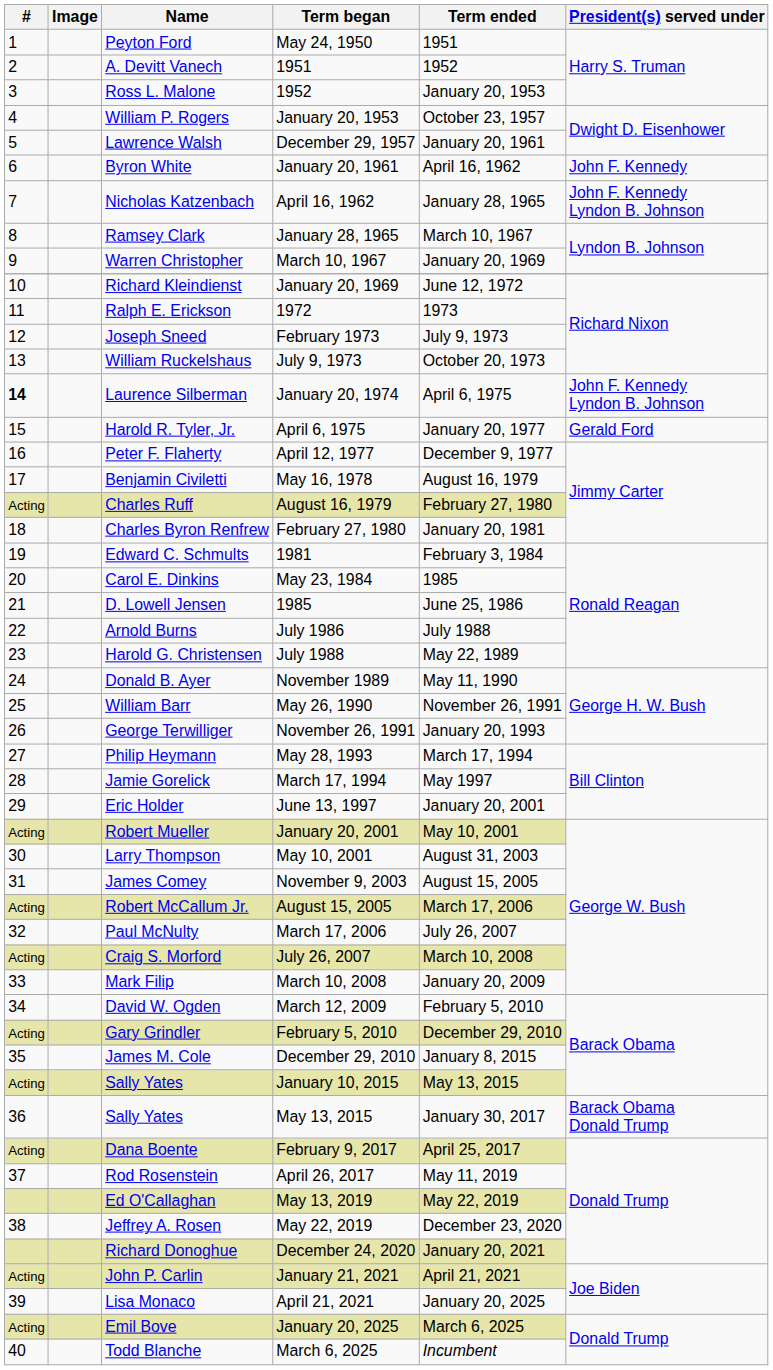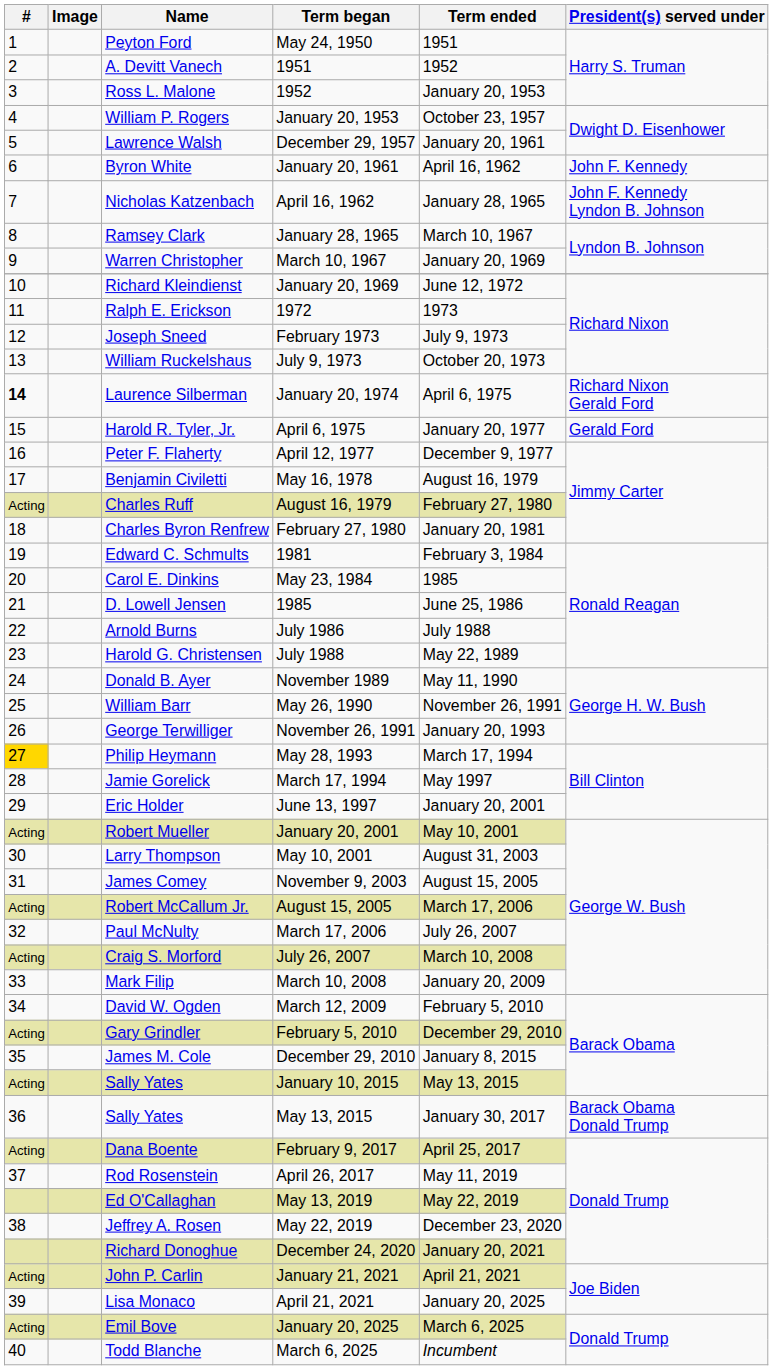(637, 395) John F. Kennedy Lyndon B. Johnson -> (619, 395) Richard Nixon Gerald Ford
(17, 756) no background -> (17, 756) gold background
